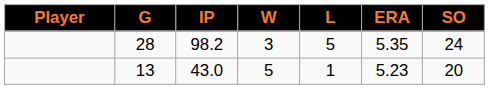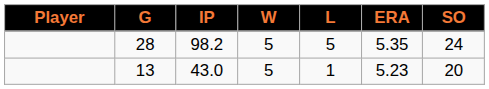(269, 44) 3 -> (269, 44) 5
